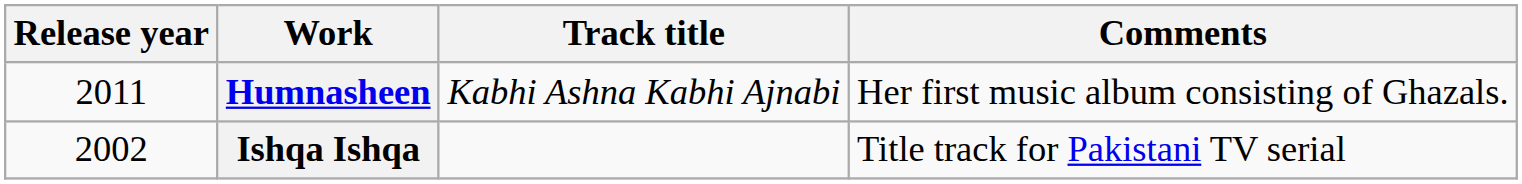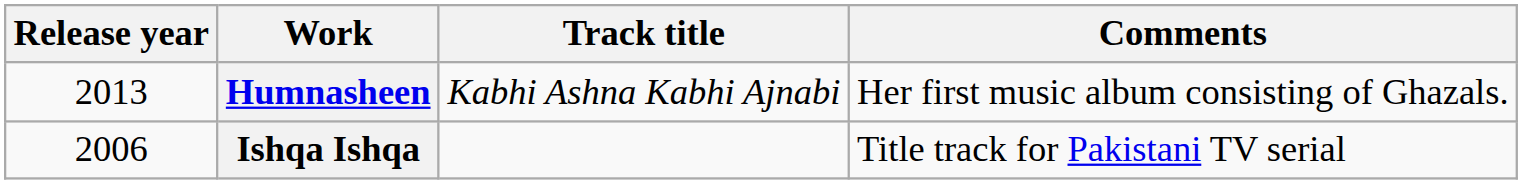(111, 91) 2011 -> (111, 91) 2013
(111, 149) 2002 -> (111, 149) 2006
